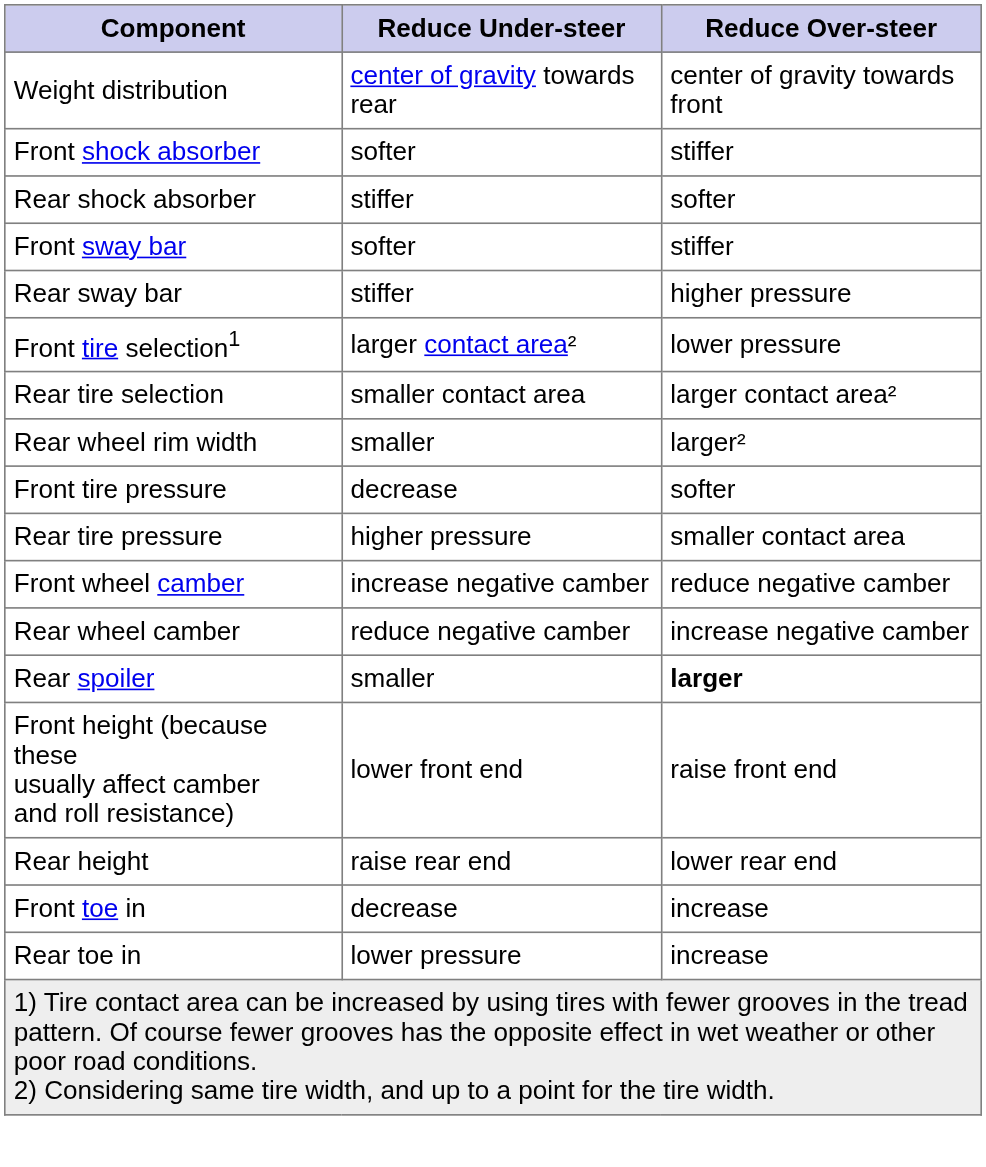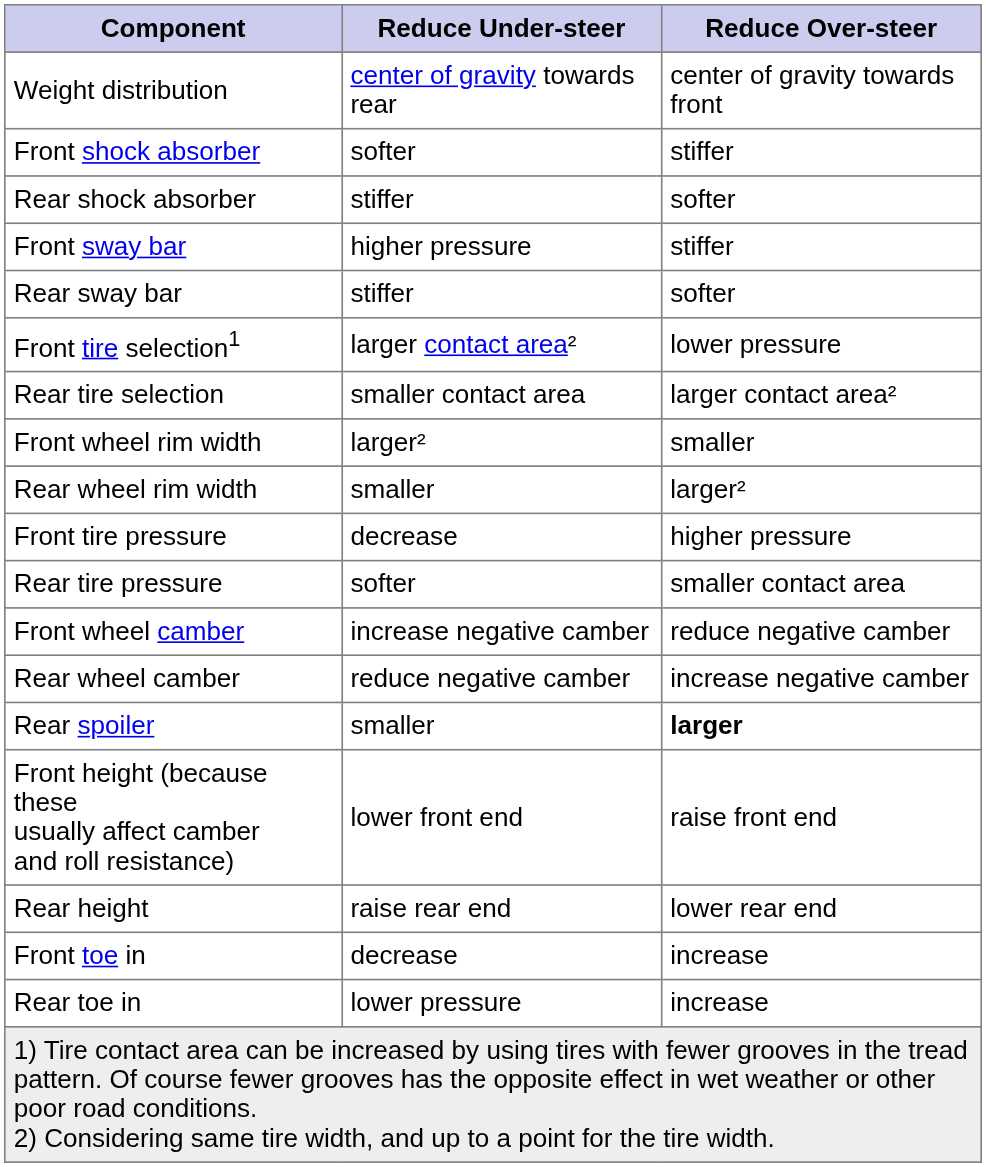(383, 246) softer -> (441, 246) higher pressure
(761, 293) higher pressure -> (703, 293) softer
+ row: (138, 442)
(703, 489) softer -> (761, 537) higher pressure
(441, 537) higher pressure -> (383, 584) softer
